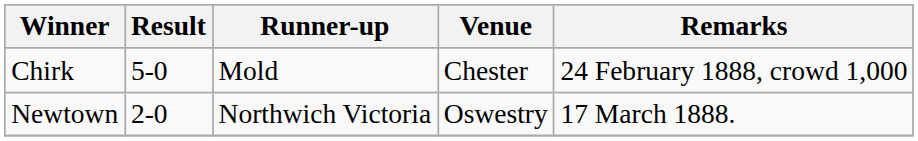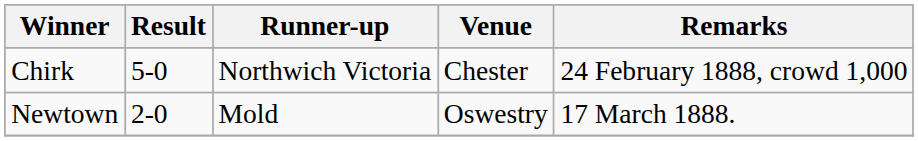(248, 69) Mold -> (325, 69) Northwich Victoria
(325, 113) Northwich Victoria -> (248, 113) Mold
